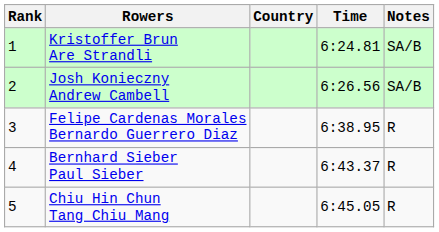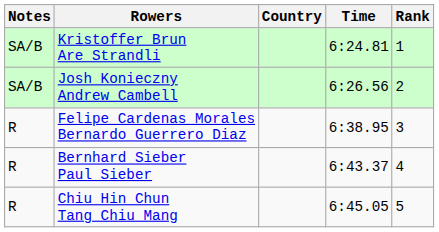columns swapped: (25, 16) <-> (408, 16)
